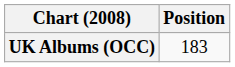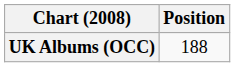(194, 47) 183 -> (194, 47) 188
